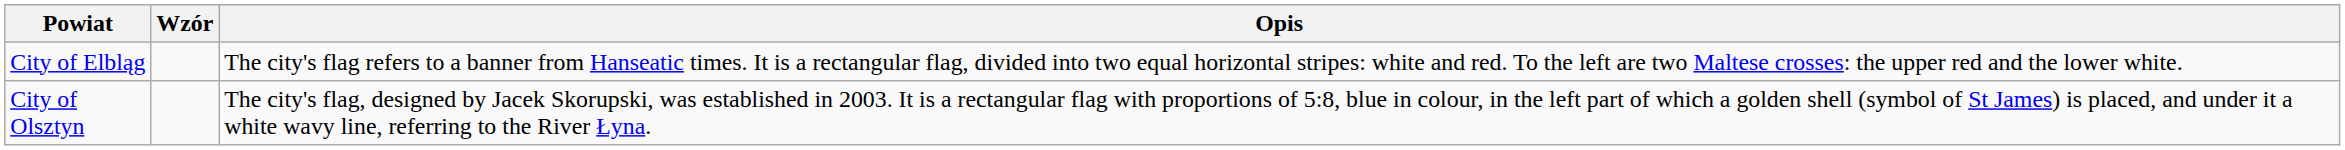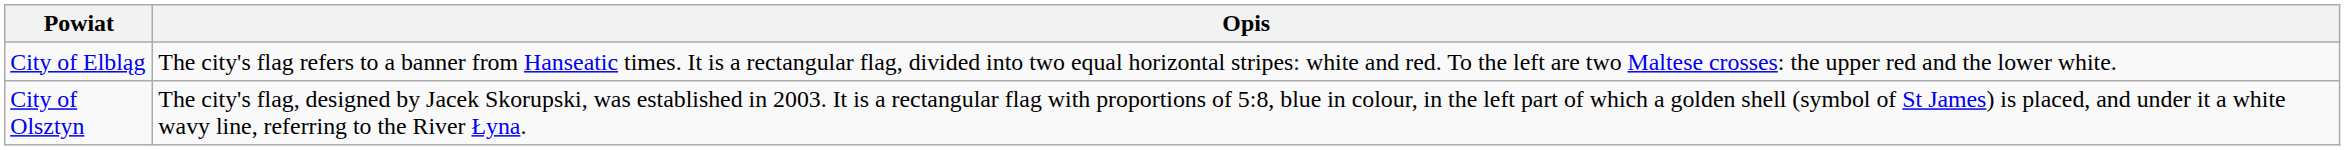- column: (185, 23)
